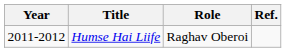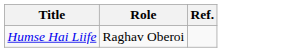- column: (36, 15)
